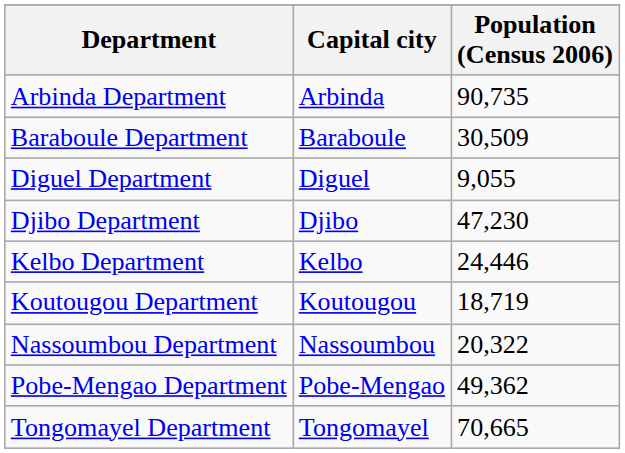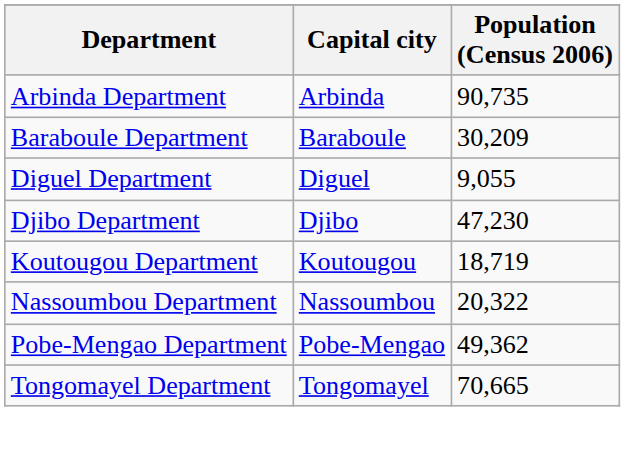(493, 137) 30,509 -> (493, 137) 30,209
- row: (108, 261)
